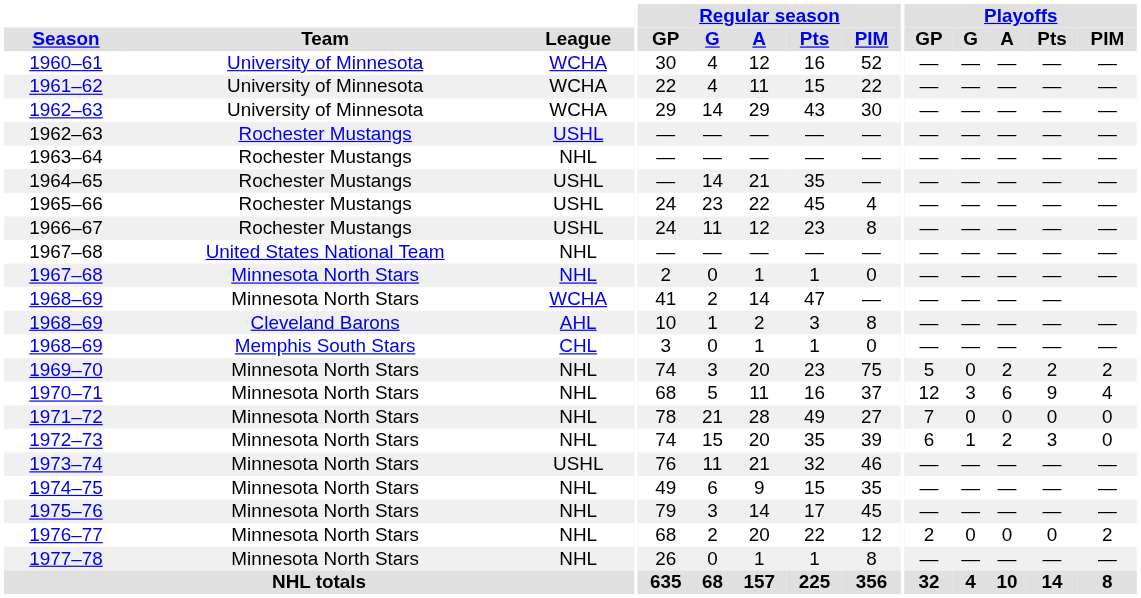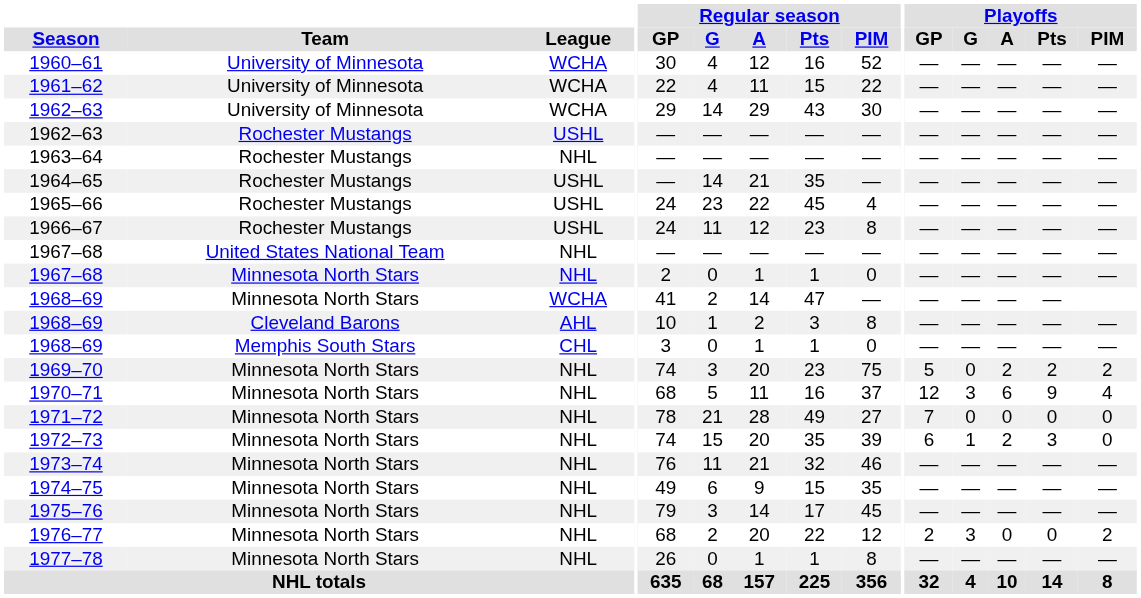(578, 464) USHL -> (578, 464) NHL
(971, 534) 0 -> (971, 534) 3
